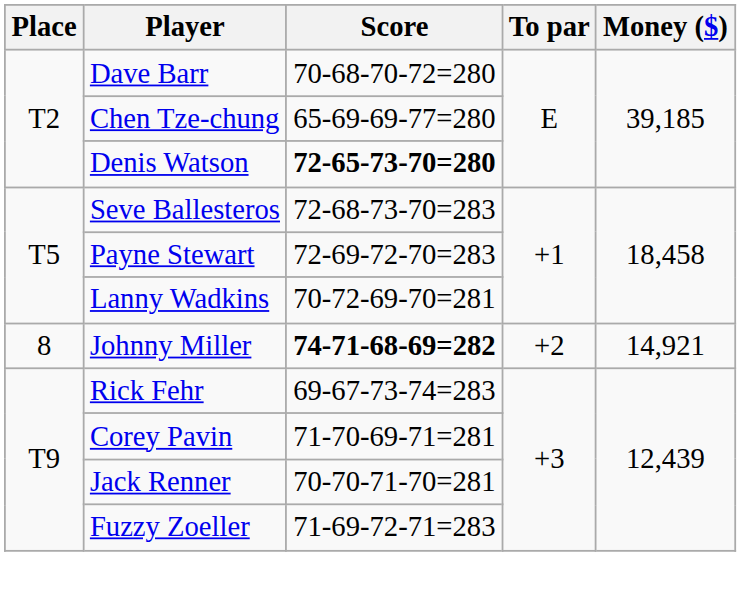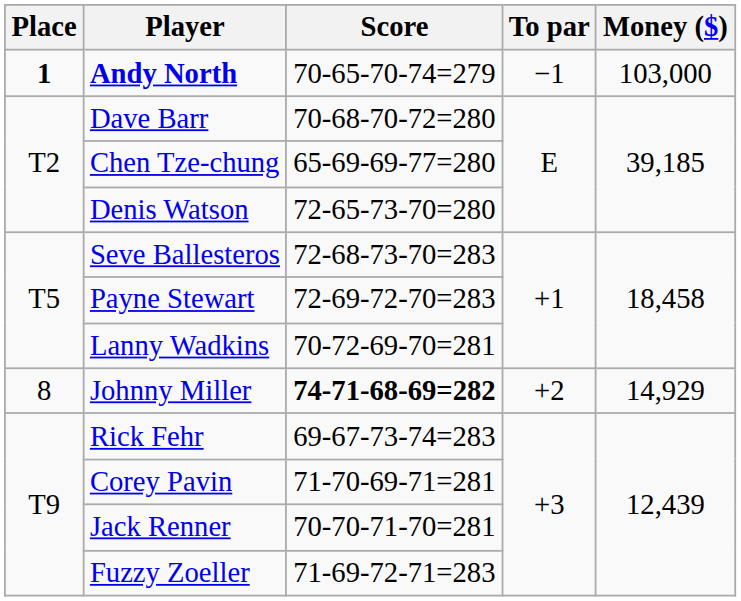+ row: (163, 72)
(394, 163) bold -> (394, 208) normal
(665, 345) 14,921 -> (665, 390) 14,929
